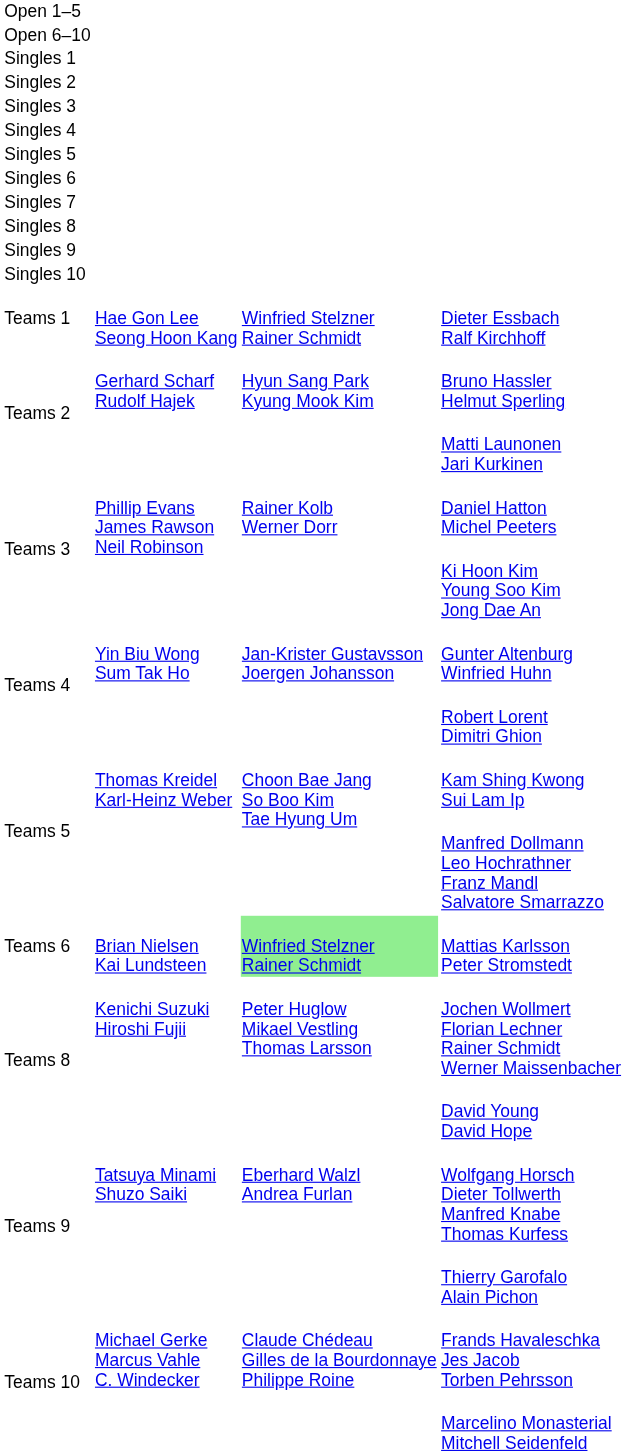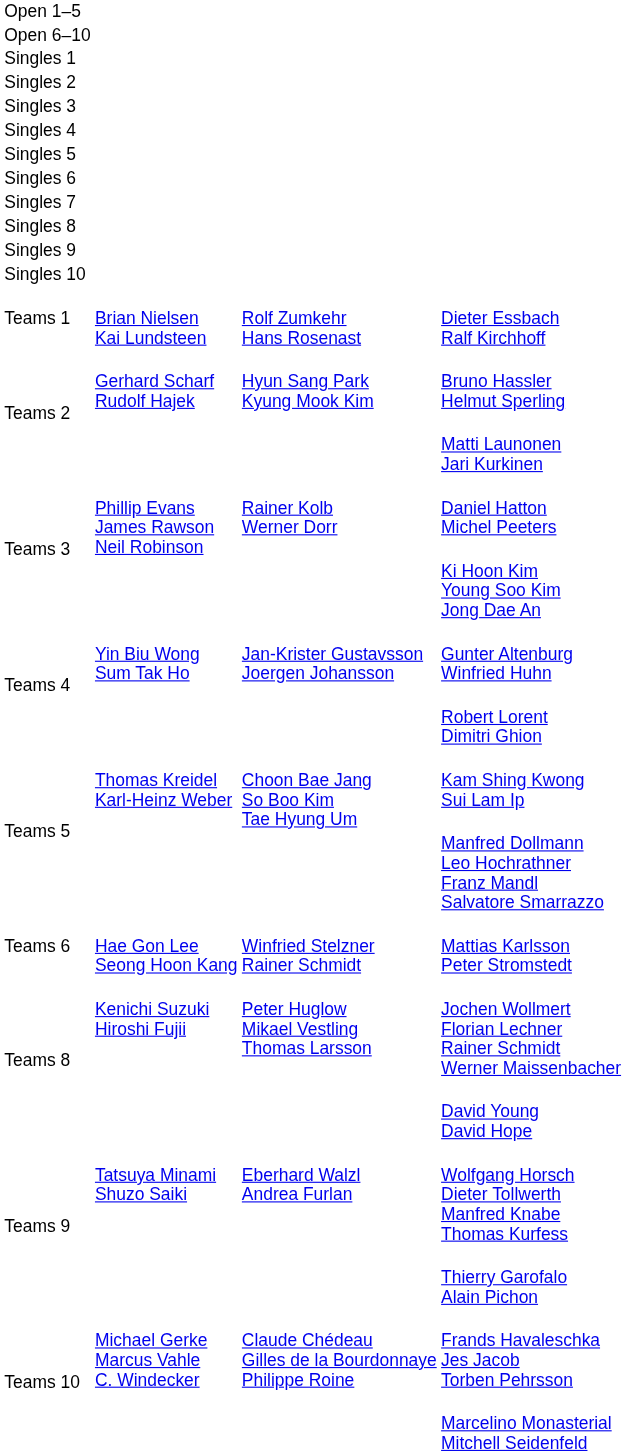(166, 328) Hae Gon Lee Seong Hoon Kang -> (151, 328) Brian Nielsen Kai Lundsteen
(308, 328) Winfried Stelzner Rainer Schmidt -> (301, 328) Rolf Zumkehr Hans Rosenast
(151, 956) Brian Nielsen Kai Lundsteen -> (166, 956) Hae Gon Lee Seong Hoon Kang
(308, 956) lightgreen background -> (308, 956) no background
